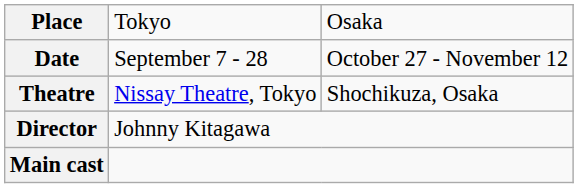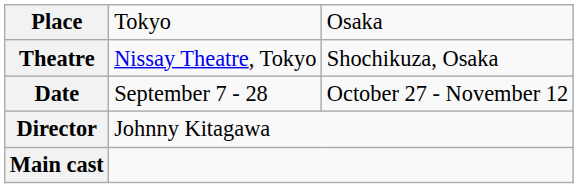rows swapped: (57, 57) <-> (57, 93)
